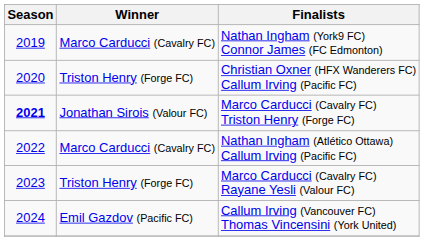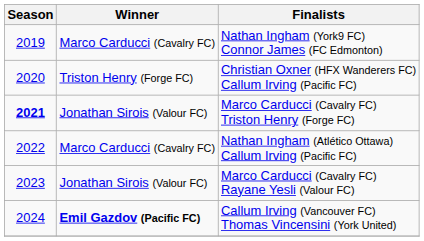(126, 183) Triston Henry (Forge FC) -> (133, 183) Jonathan Sirois (Valour FC)
(126, 218) normal -> (130, 218) bold
